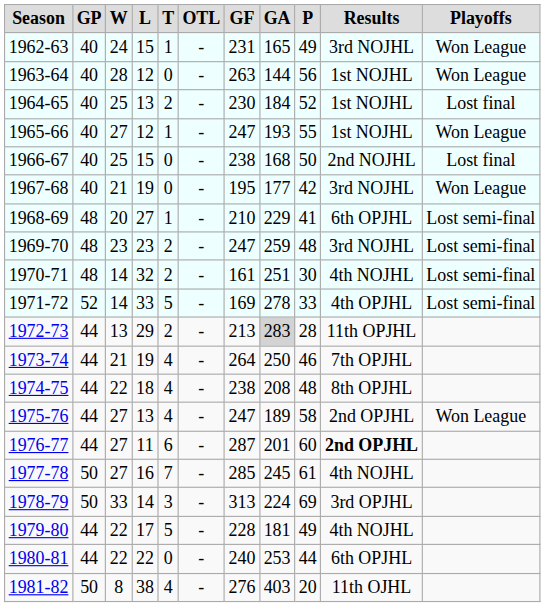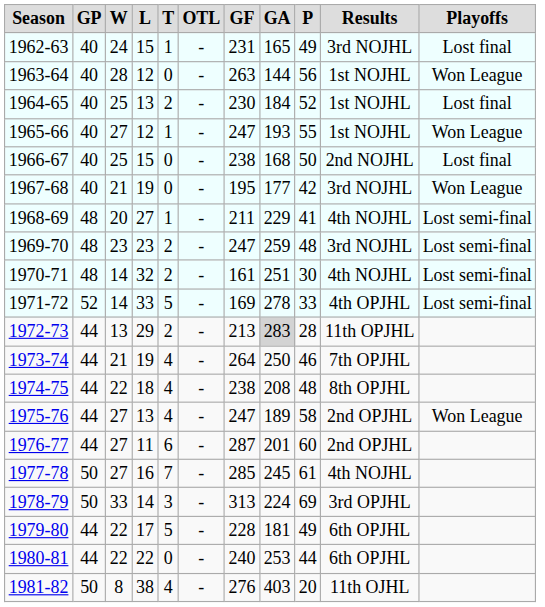(481, 47) Won League -> (477, 47) Lost final
(242, 217) 210 -> (242, 217) 211
(372, 217) 6th OPJHL -> (370, 217) 4th NOJHL
(372, 445) bold -> (370, 445) normal
(372, 530) 4th NOJHL -> (370, 530) 6th OPJHL
